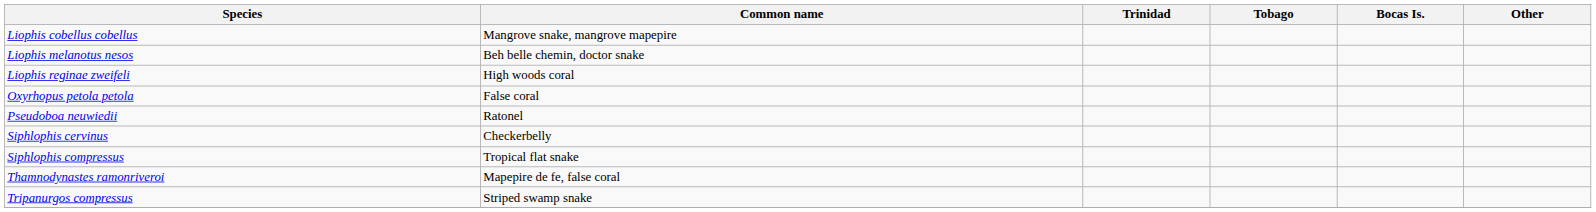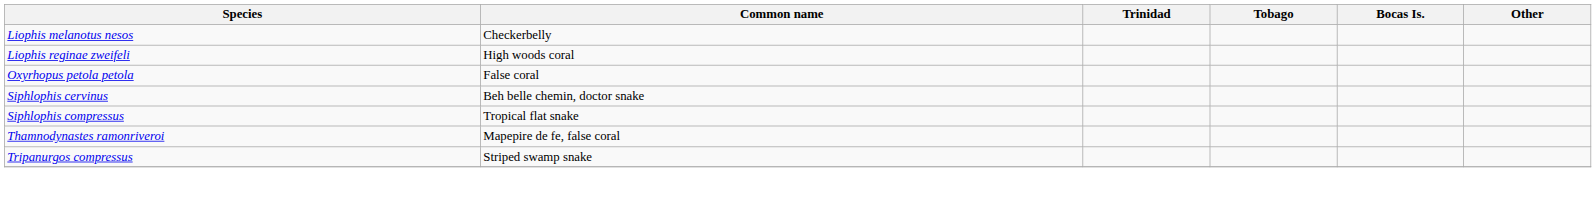- row: (72, 34)
(564, 55) Beh belle chemin, doctor snake -> (517, 34) Checkerbelly
- row: (62, 116)
(517, 136) Checkerbelly -> (564, 95) Beh belle chemin, doctor snake
